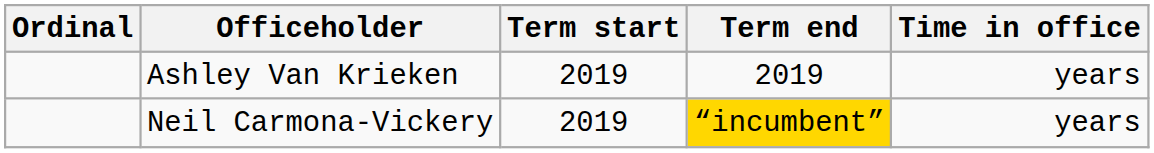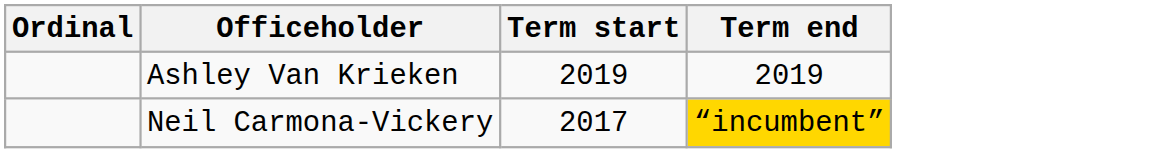- column: (1020, 29)
(594, 123) 2019 -> (594, 123) 2017
